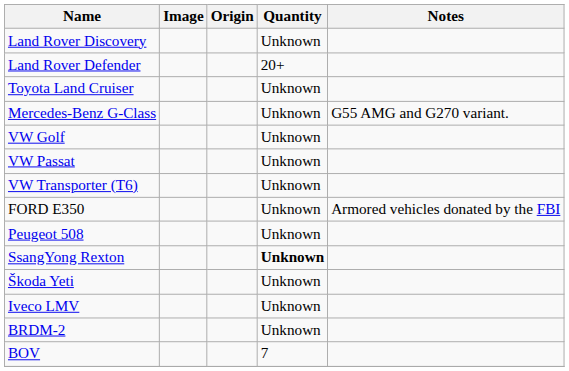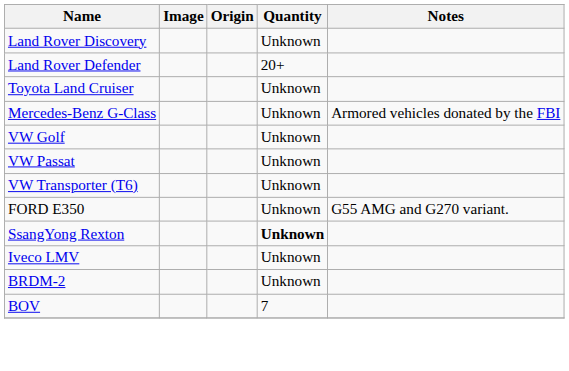(420, 112) G55 AMG and G270 variant. -> (446, 112) Armored vehicles donated by the FBI
(446, 209) Armored vehicles donated by the FBI -> (420, 209) G55 AMG and G270 variant.
- row: (46, 233)
- row: (41, 281)
